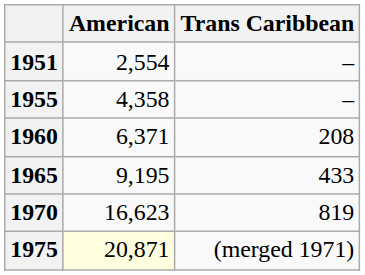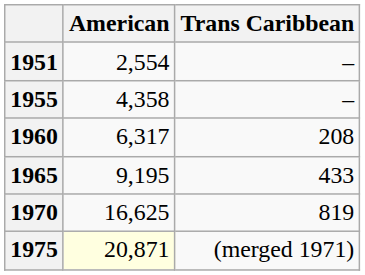(143, 136) 6,371 -> (143, 136) 6,317
(137, 212) 16,623 -> (137, 212) 16,625
